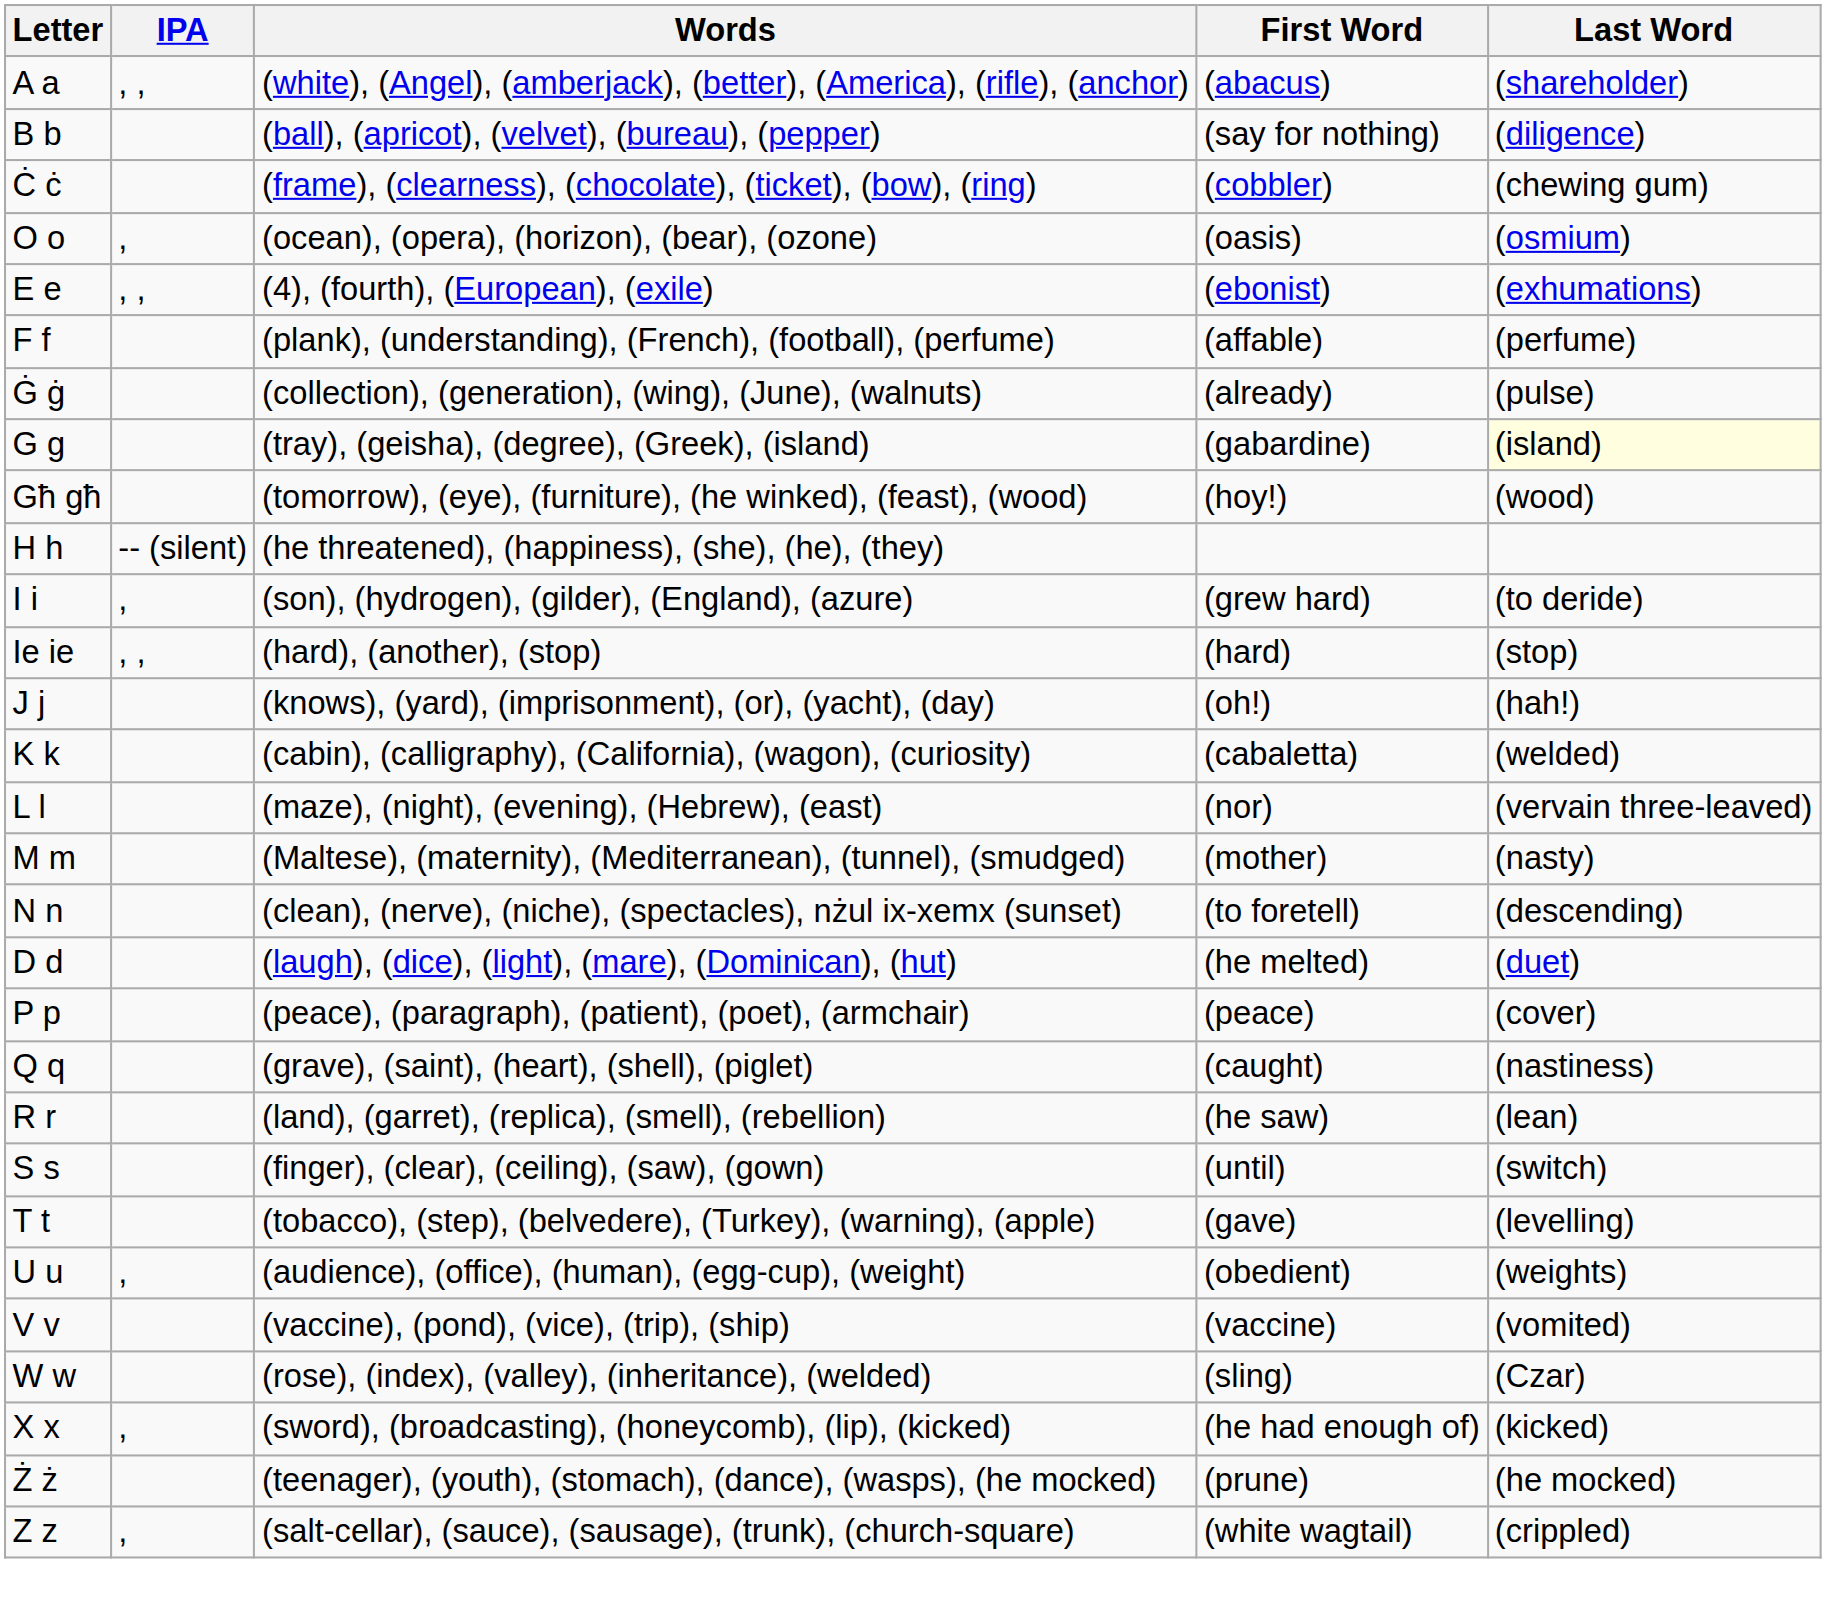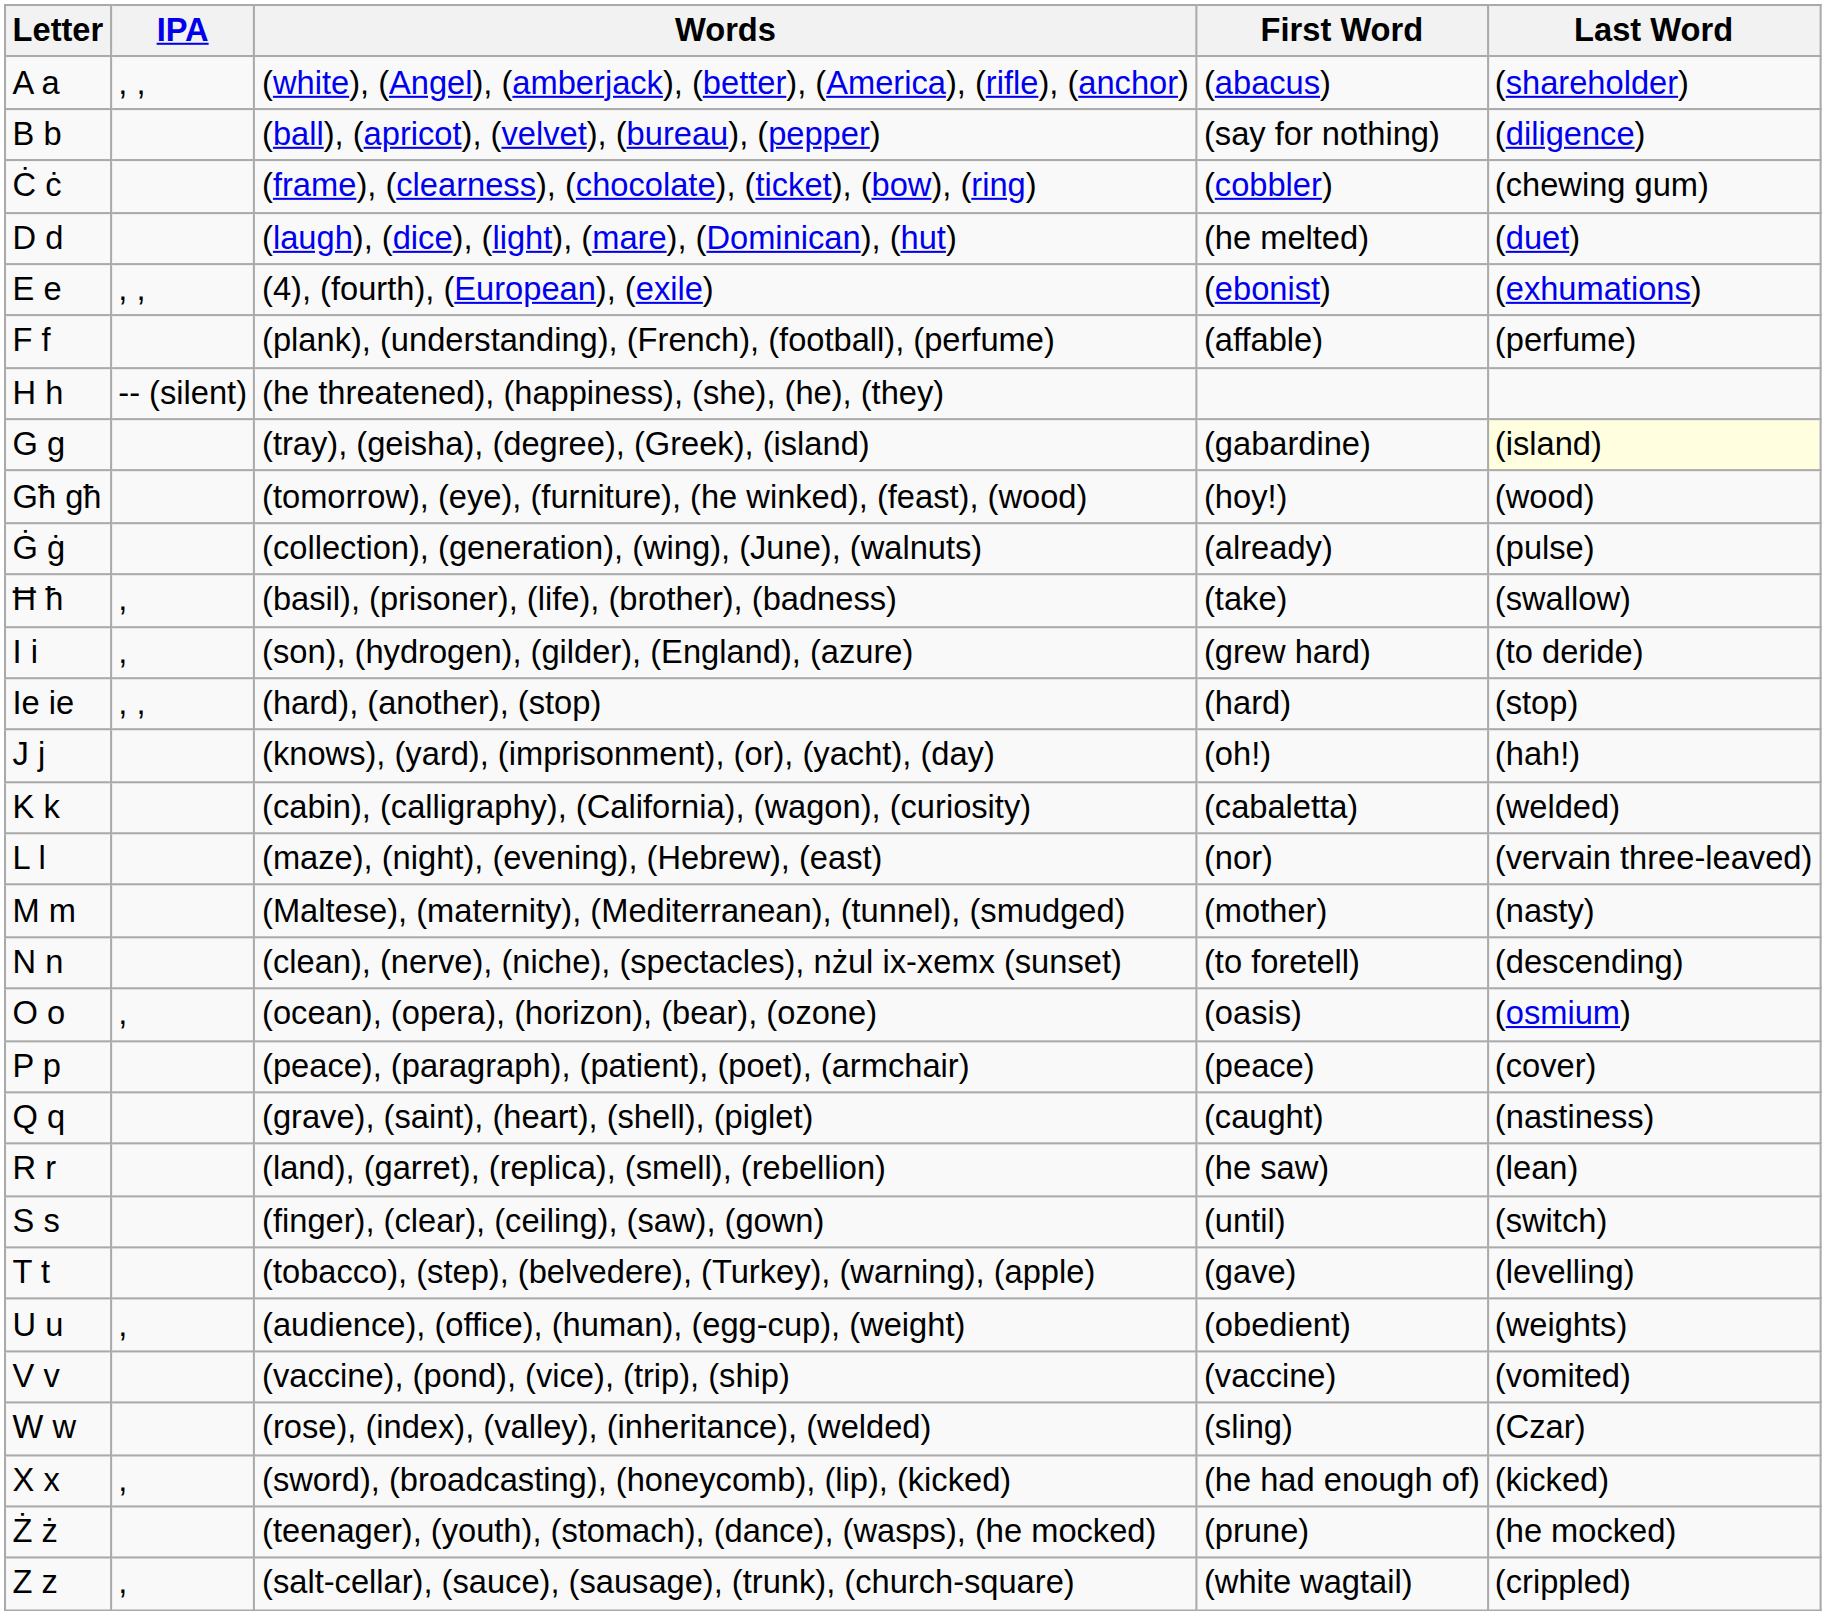rows swapped: (38, 962) <-> (39, 237)
rows swapped: (39, 392) <-> (38, 548)
+ row: (38, 599)
